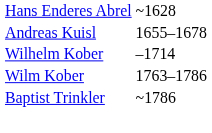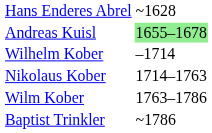(171, 32) no background -> (171, 32) lightgreen background
+ row: (55, 76)
